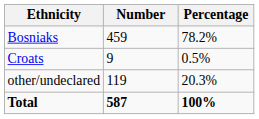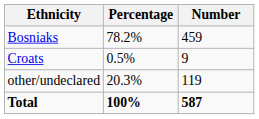columns swapped: (141, 15) <-> (216, 15)
